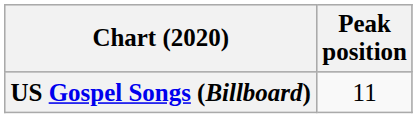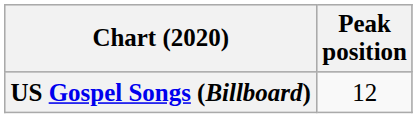(365, 91) 11 -> (365, 91) 12
